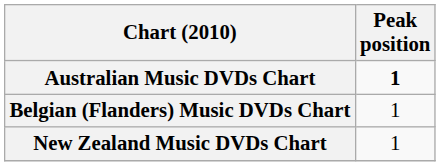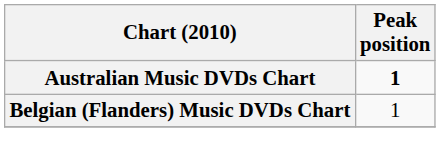- row: (180, 143)
